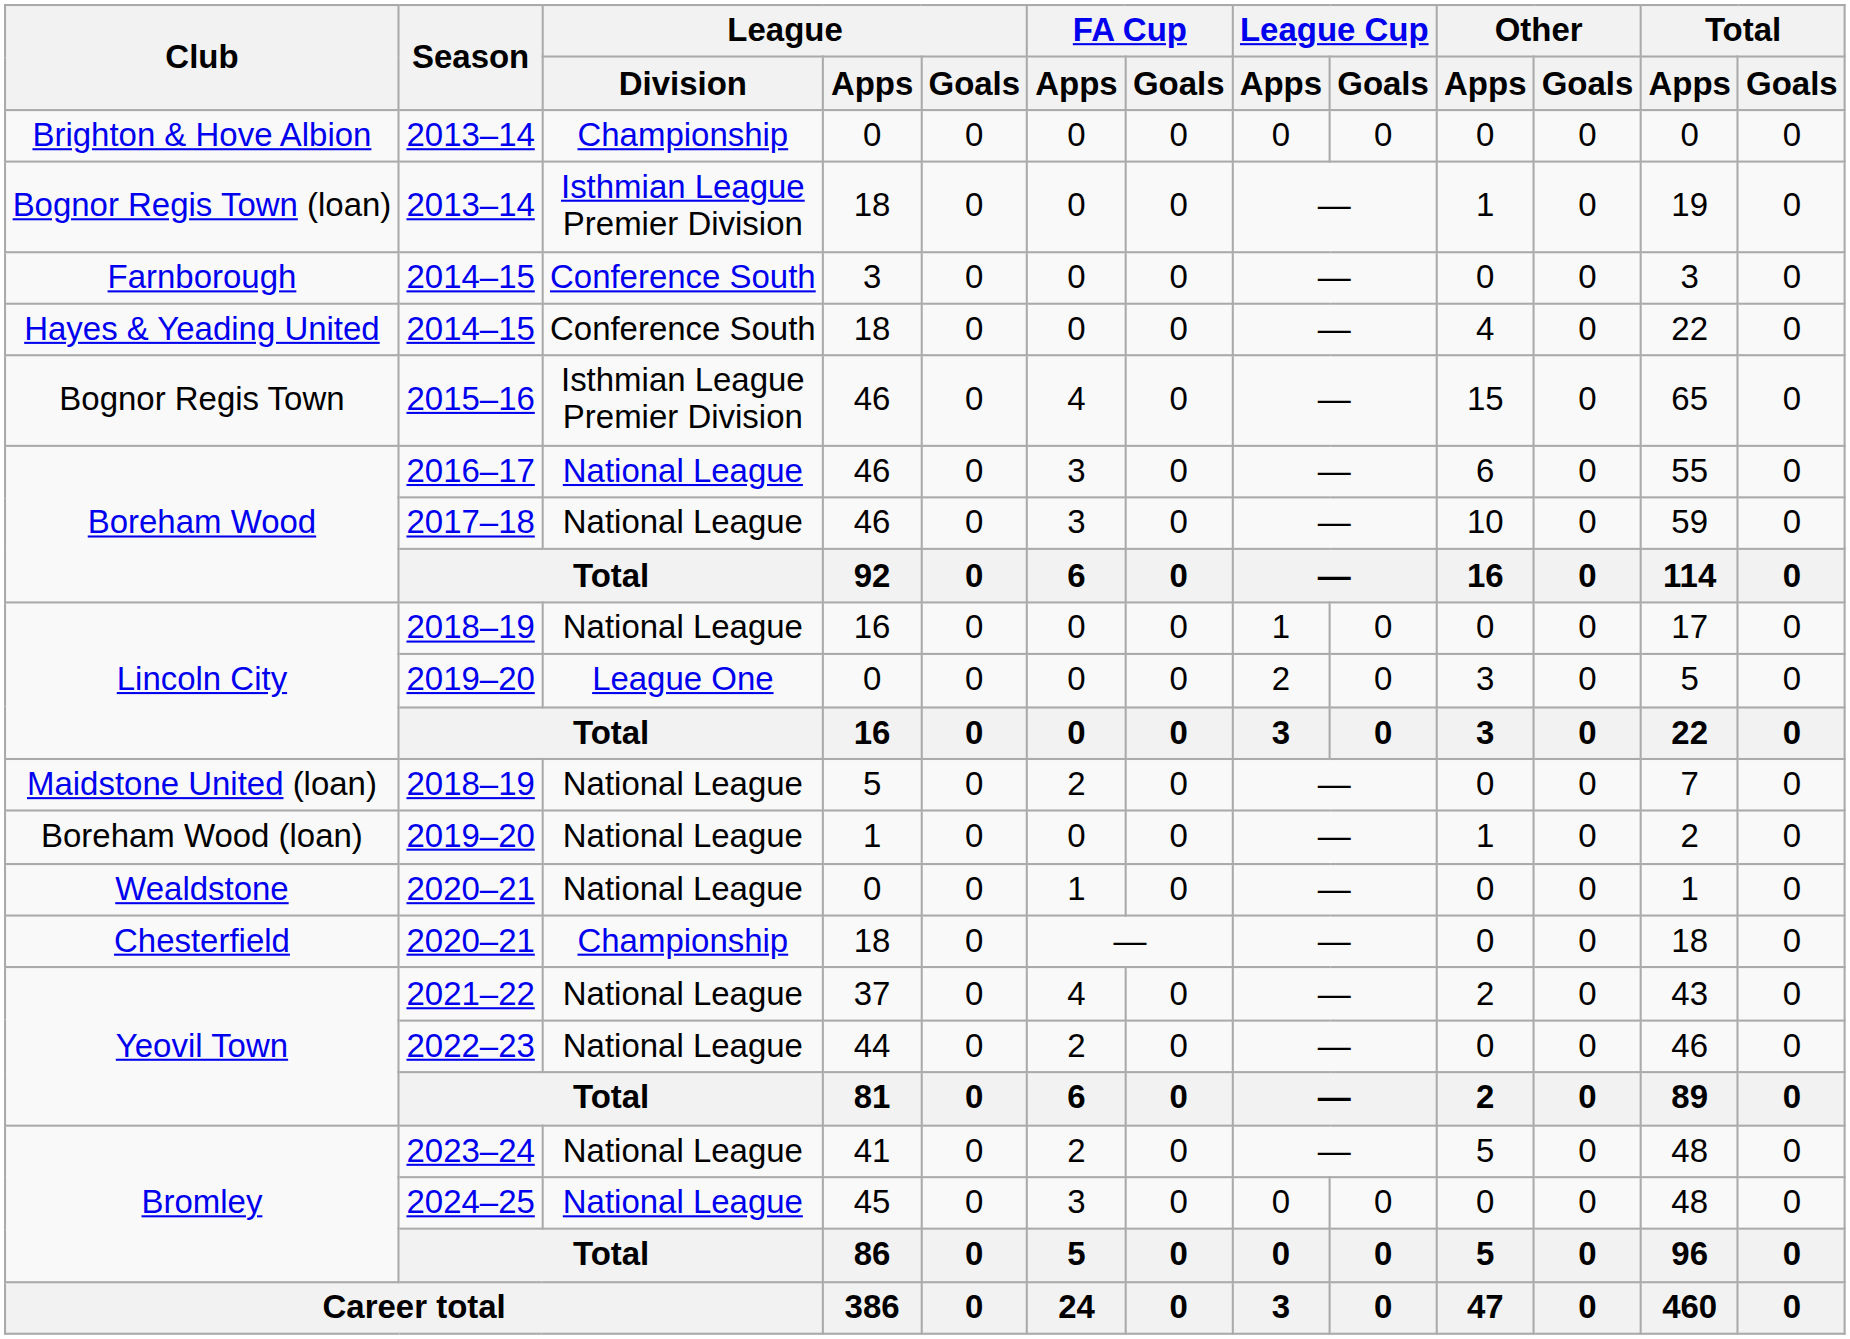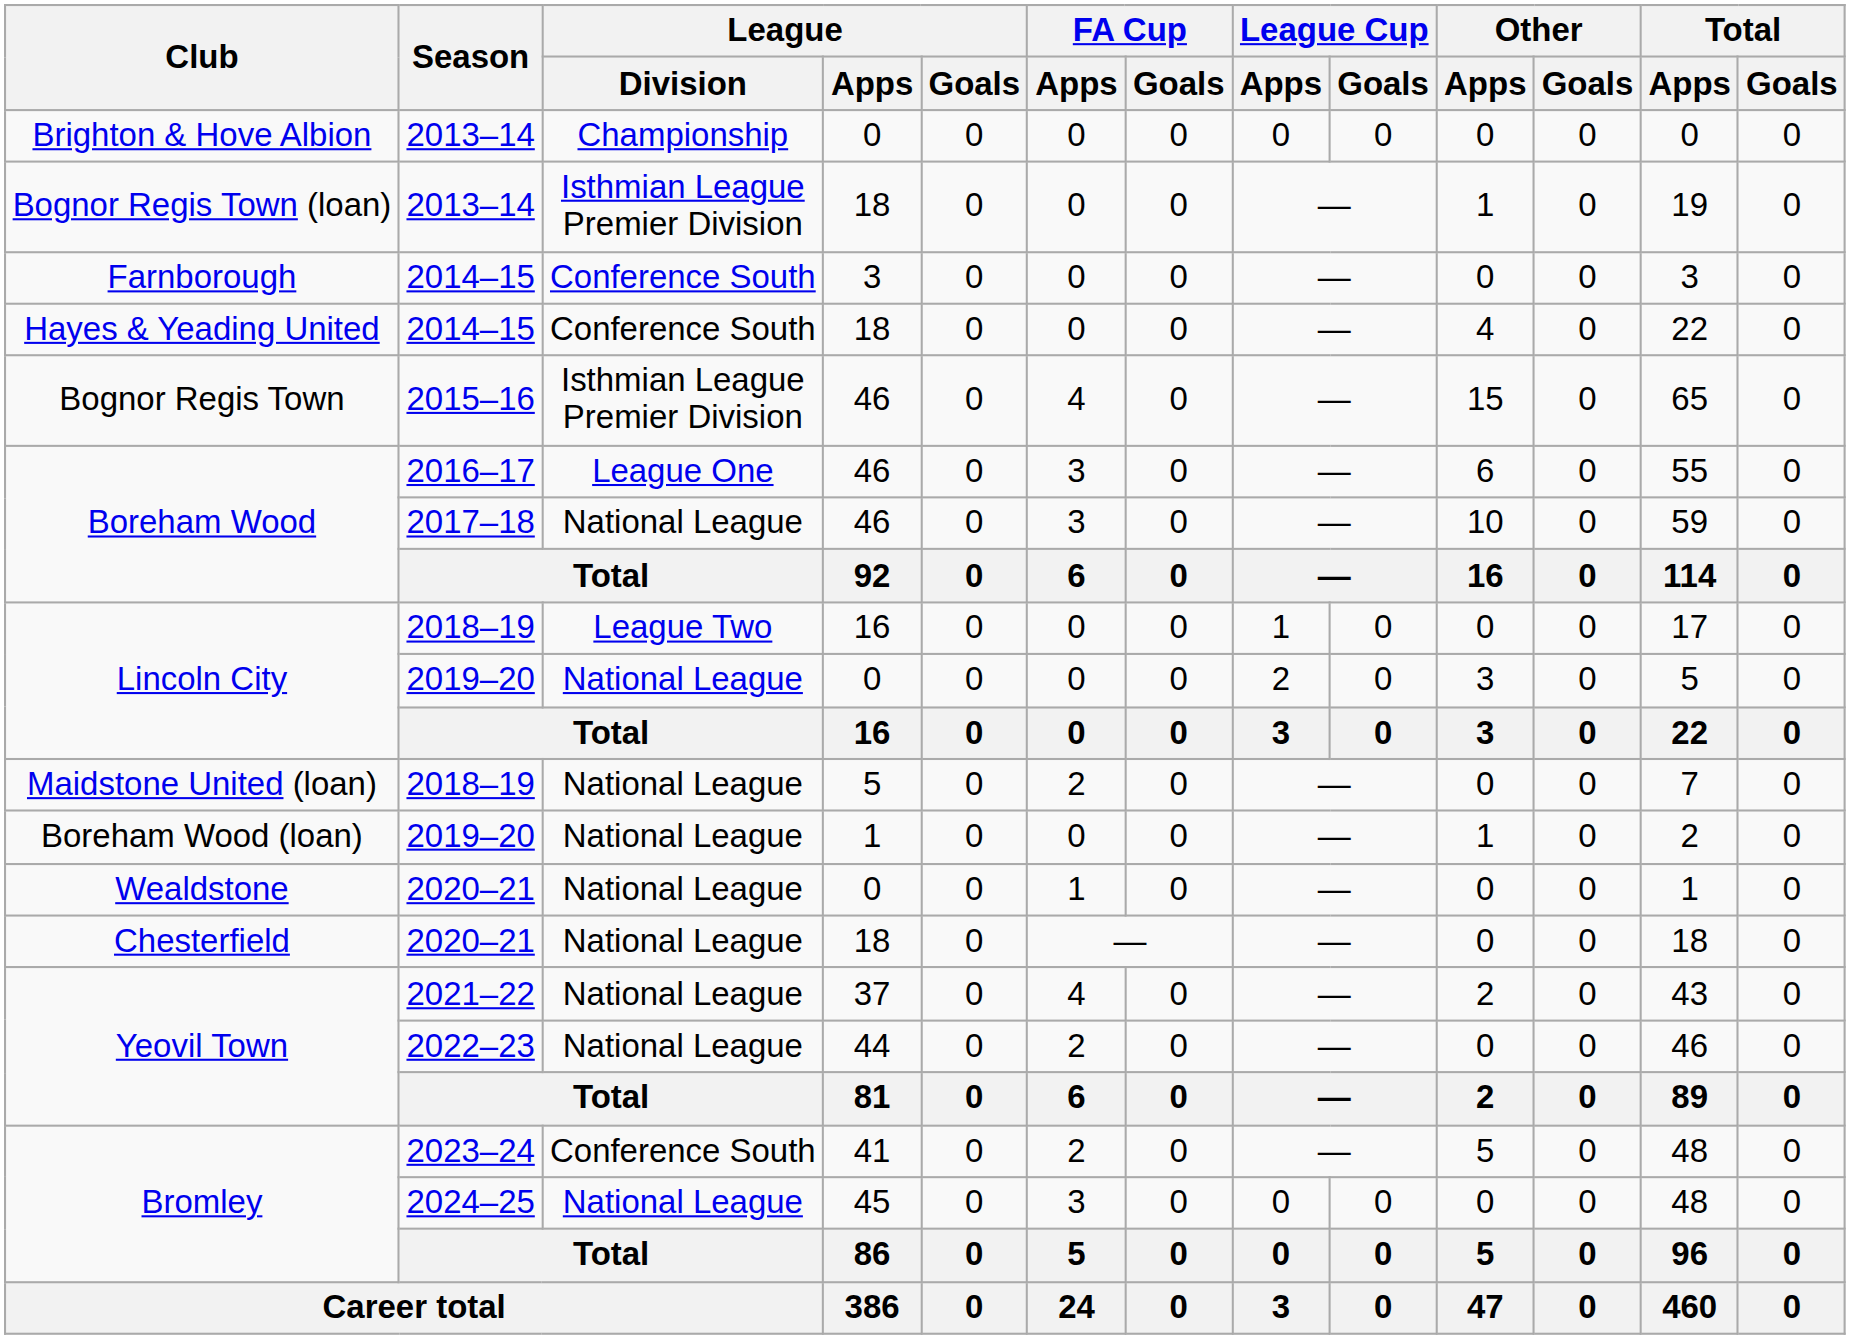(683, 470) National League -> (683, 470) League One
(683, 627) National League -> (683, 627) League Two
(683, 679) League One -> (683, 679) National League
(683, 941) Championship -> (683, 941) National League
(683, 1150) National League -> (683, 1150) Conference South
